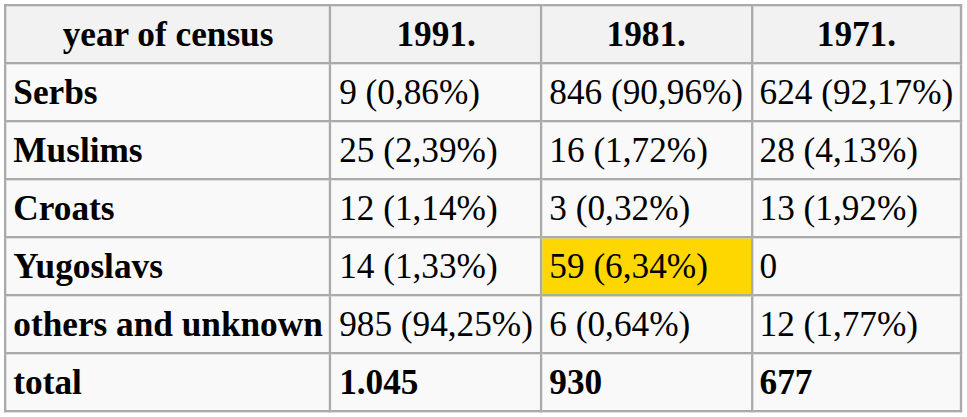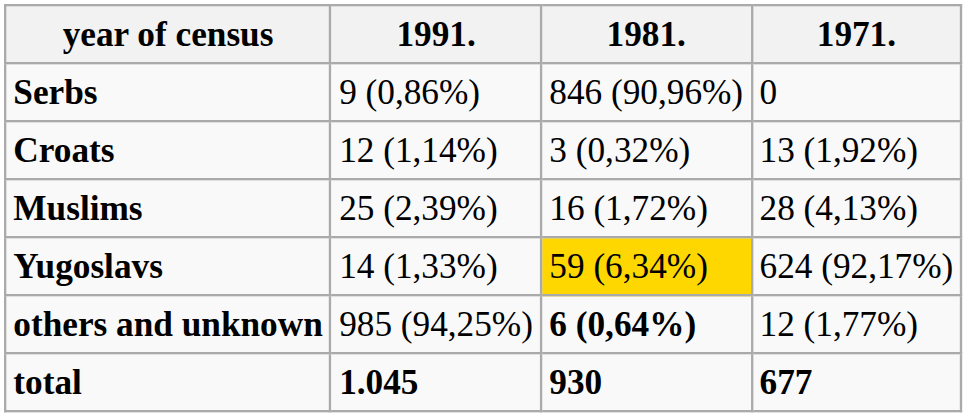(856, 91) 624 (92,17%) -> (768, 91) 0
rows swapped: (78, 150) <-> (64, 208)
(768, 266) 0 -> (856, 266) 624 (92,17%)
(620, 324) normal -> (623, 324) bold
